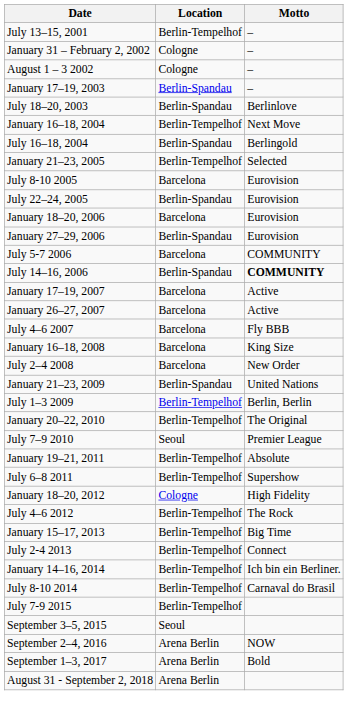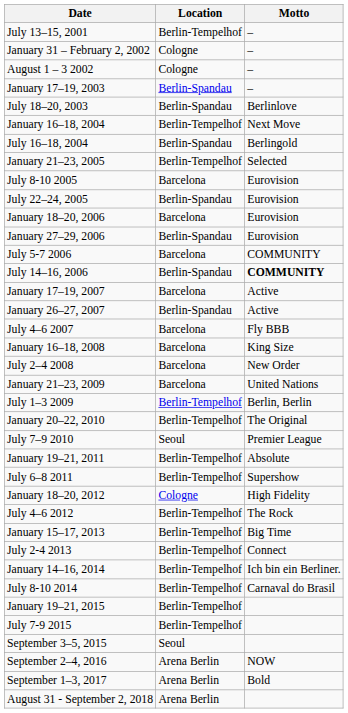(182, 310) Barcelona -> (195, 310) Berlin-Spandau
(195, 384) Berlin-Spandau -> (182, 384) Barcelona
+ row: (56, 606)
